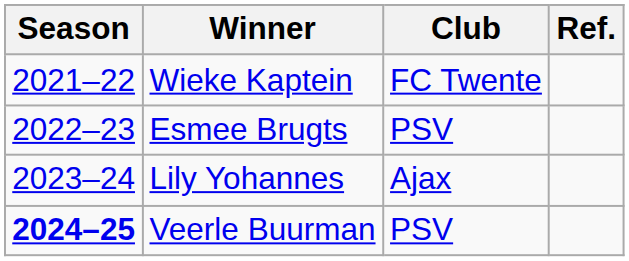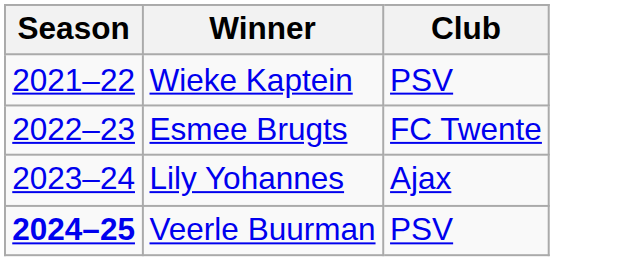- column: (586, 29)
(466, 79) FC Twente -> (422, 79) PSV
(422, 129) PSV -> (466, 129) FC Twente
